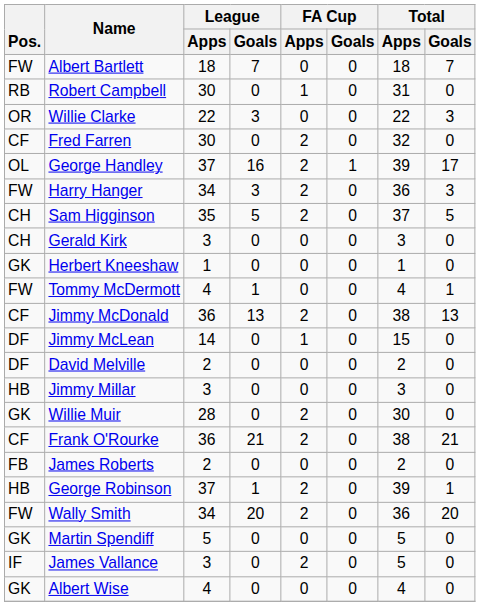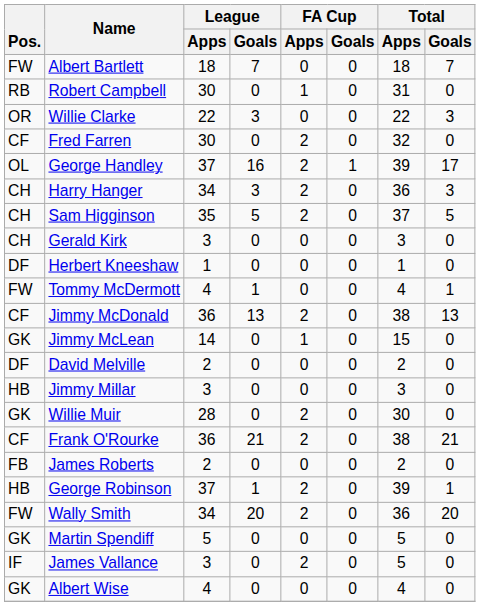(20, 191) FW -> (19, 191) CH
(19, 265) GK -> (19, 265) DF
(19, 340) DF -> (19, 340) GK
